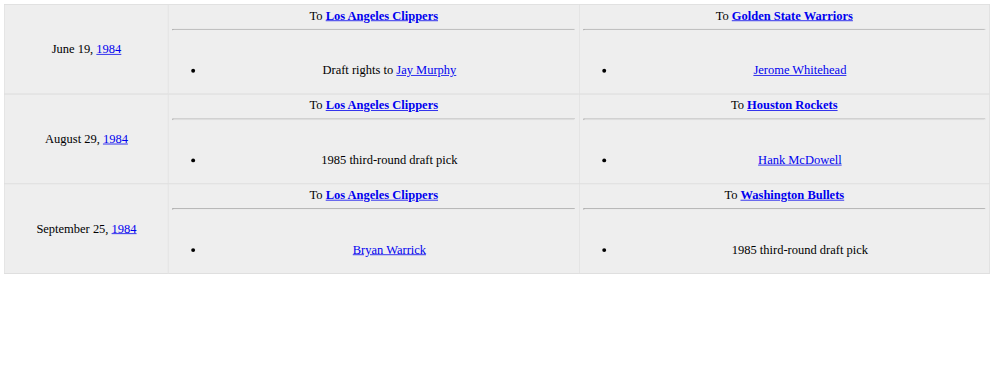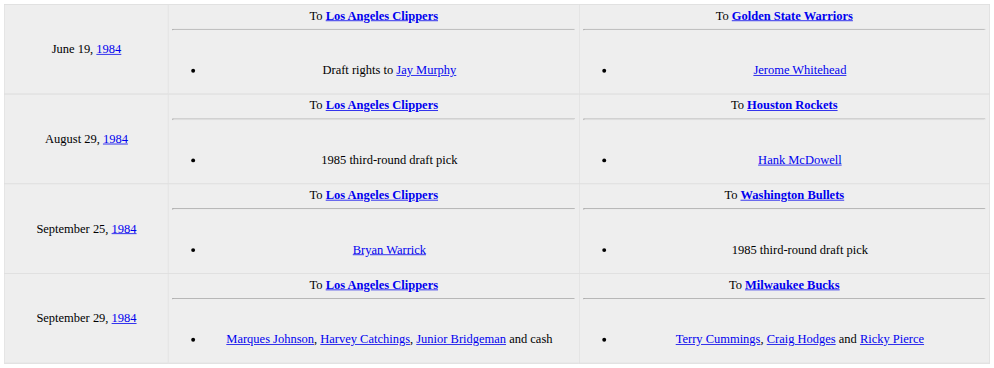+ row: (86, 318)
